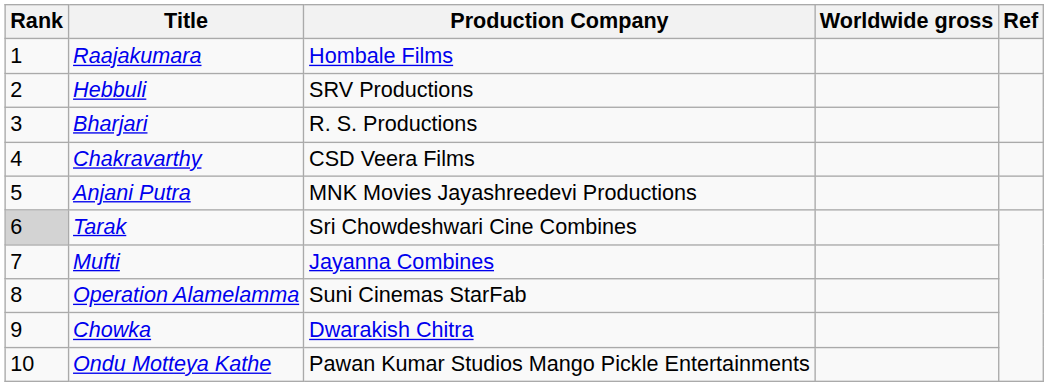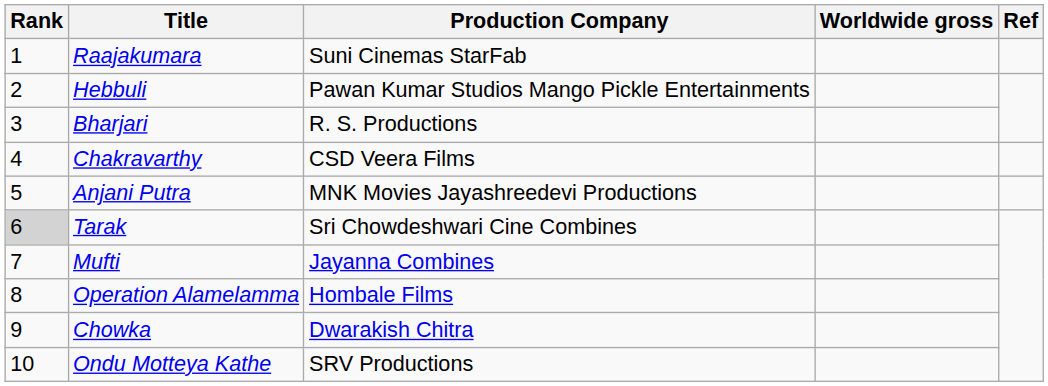(381, 55) Hombale Films -> (418, 55) Suni Cinemas StarFab
(391, 90) SRV Productions -> (559, 90) Pawan Kumar Studios Mango Pickle Entertainments
(418, 295) Suni Cinemas StarFab -> (381, 295) Hombale Films
(559, 364) Pawan Kumar Studios Mango Pickle Entertainments -> (391, 364) SRV Productions
